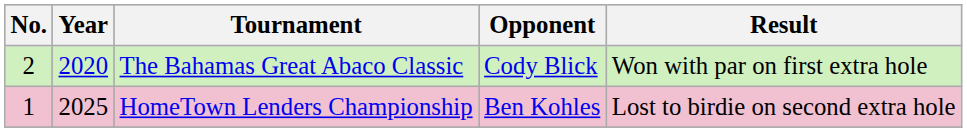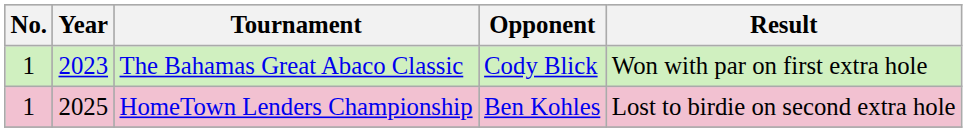(29, 65) 2 -> (29, 65) 1
(83, 65) 2020 -> (83, 65) 2023
